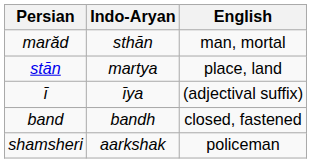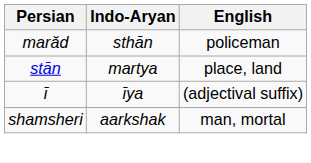(243, 42) man, mortal -> (243, 42) policeman
- row: (46, 119)
(243, 145) policeman -> (243, 119) man, mortal
